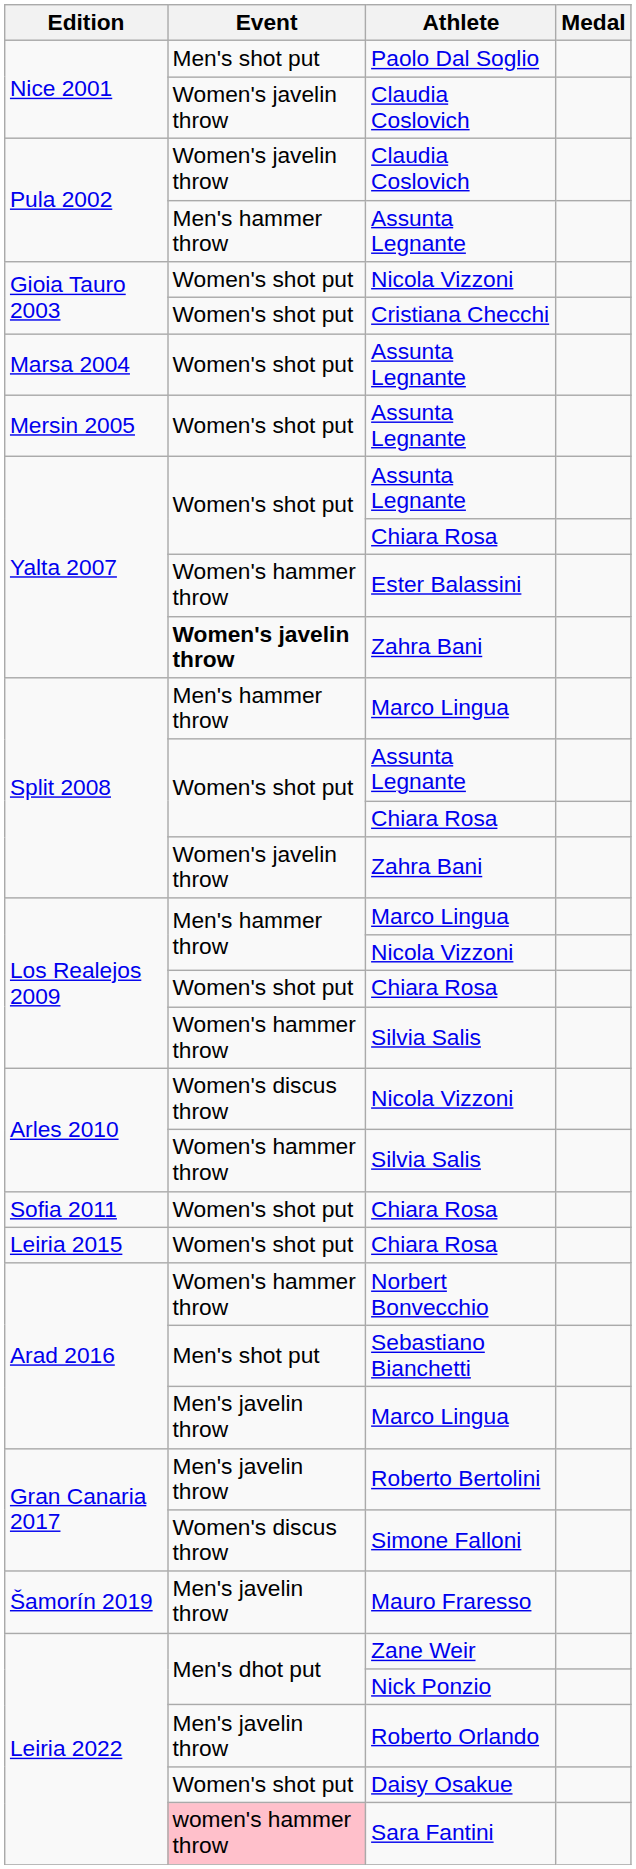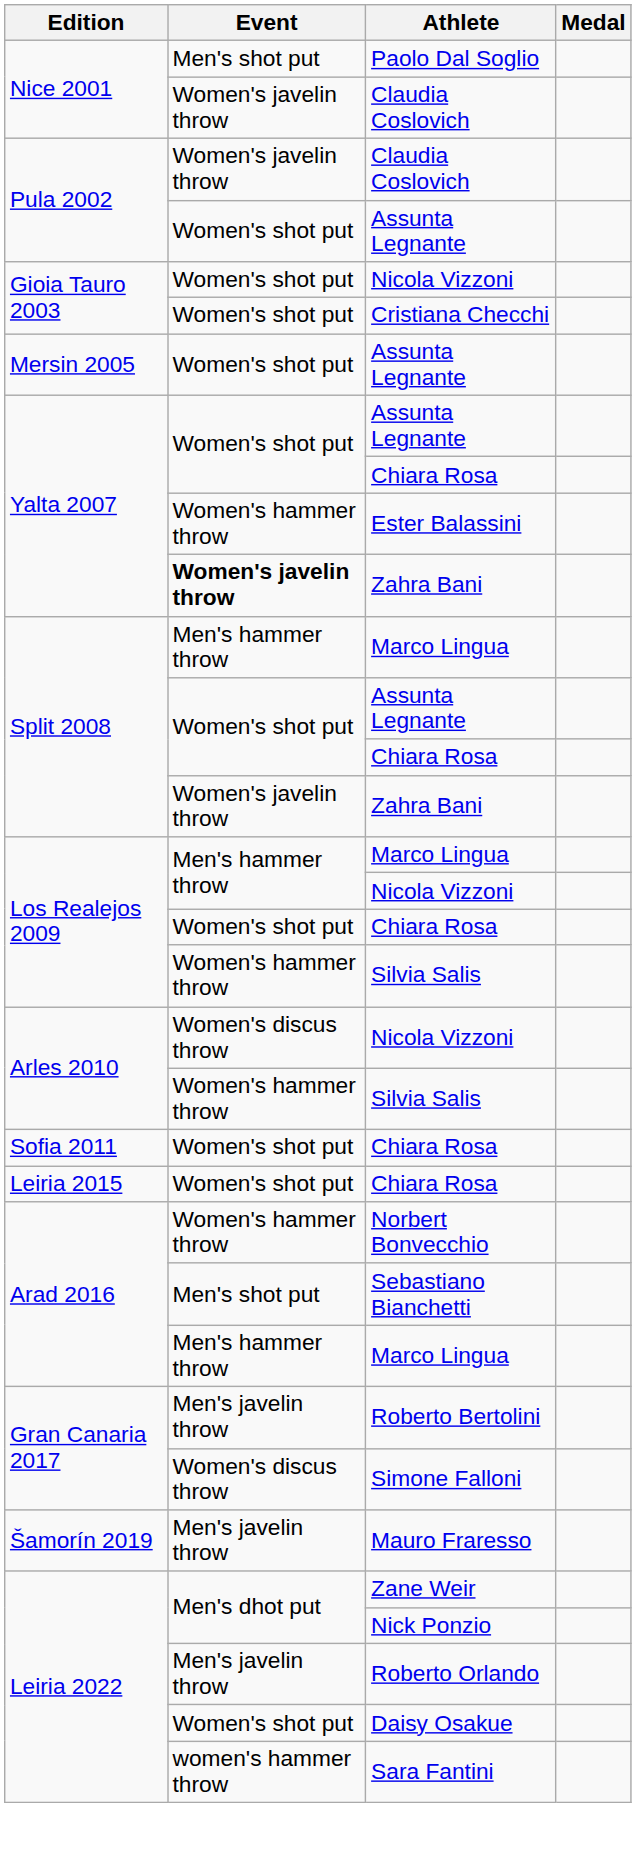(247, 230) Men's hammer throw -> (263, 230) Women's shot put
- row: (70, 364)
(238, 1417) Men's javelin throw -> (247, 1355) Men's hammer throw
(262, 1833) pink background -> (262, 1771) no background
